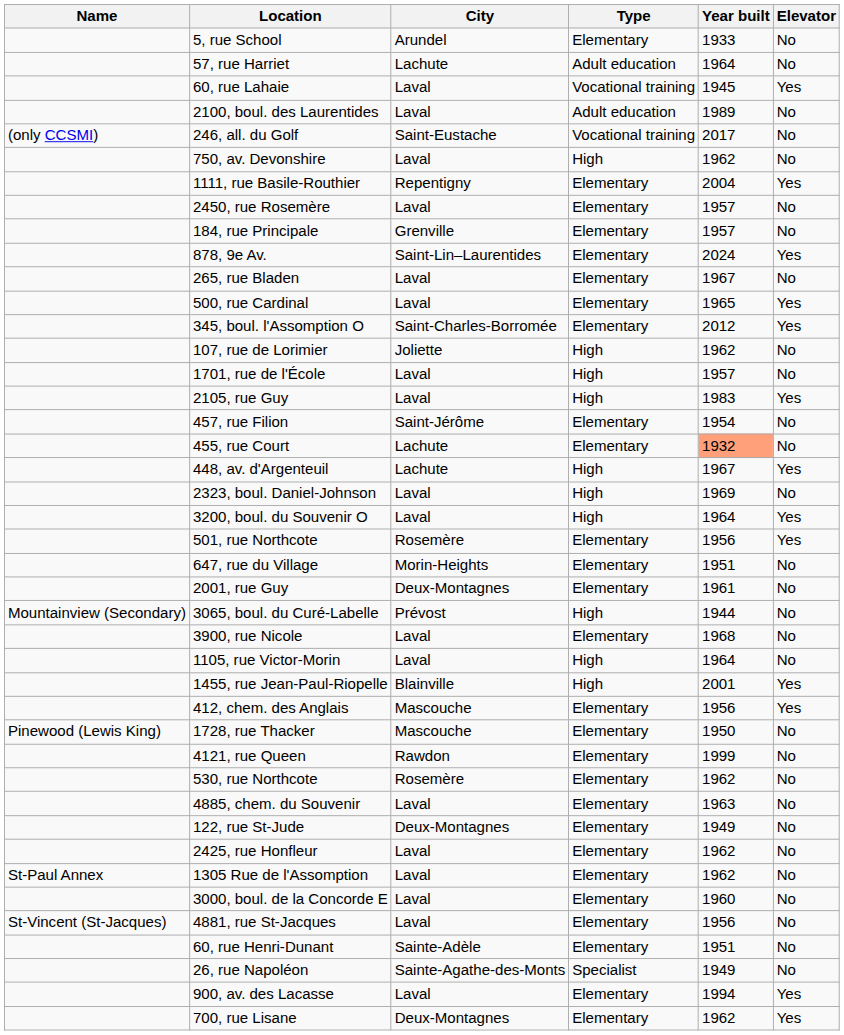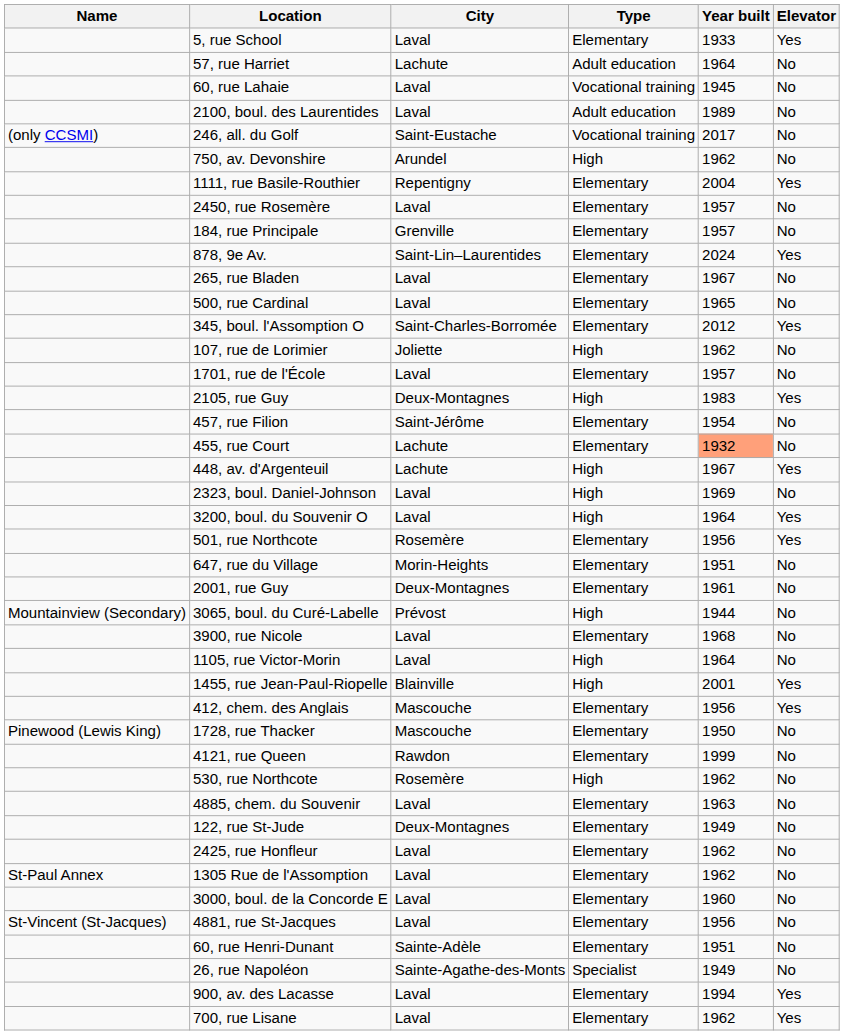(421, 40) Arundel -> (413, 40) Laval
(786, 40) No -> (789, 40) Yes
(789, 87) Yes -> (786, 87) No
(413, 159) Laval -> (421, 159) Arundel
(789, 302) Yes -> (786, 302) No
(588, 374) High -> (610, 374) Elementary
(413, 398) Laval -> (452, 398) Deux-Montagnes
(610, 779) Elementary -> (588, 779) High
(452, 1018) Deux-Montagnes -> (413, 1018) Laval
